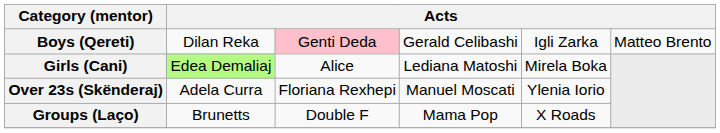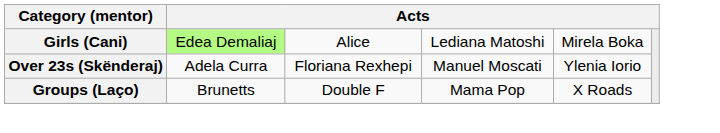- row: (86, 41)
